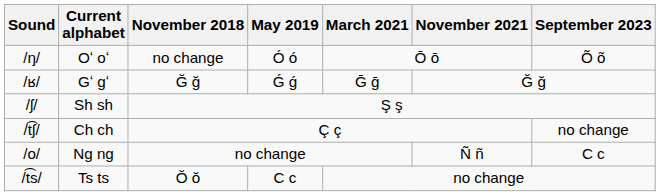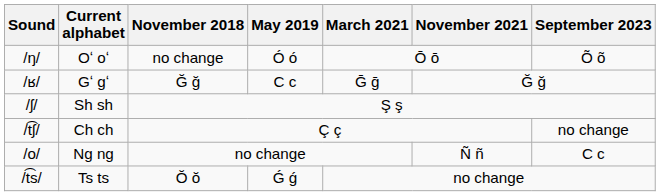(285, 81) Ǵ ǵ -> (285, 81) C c
(285, 178) C c -> (285, 178) Ǵ ǵ
